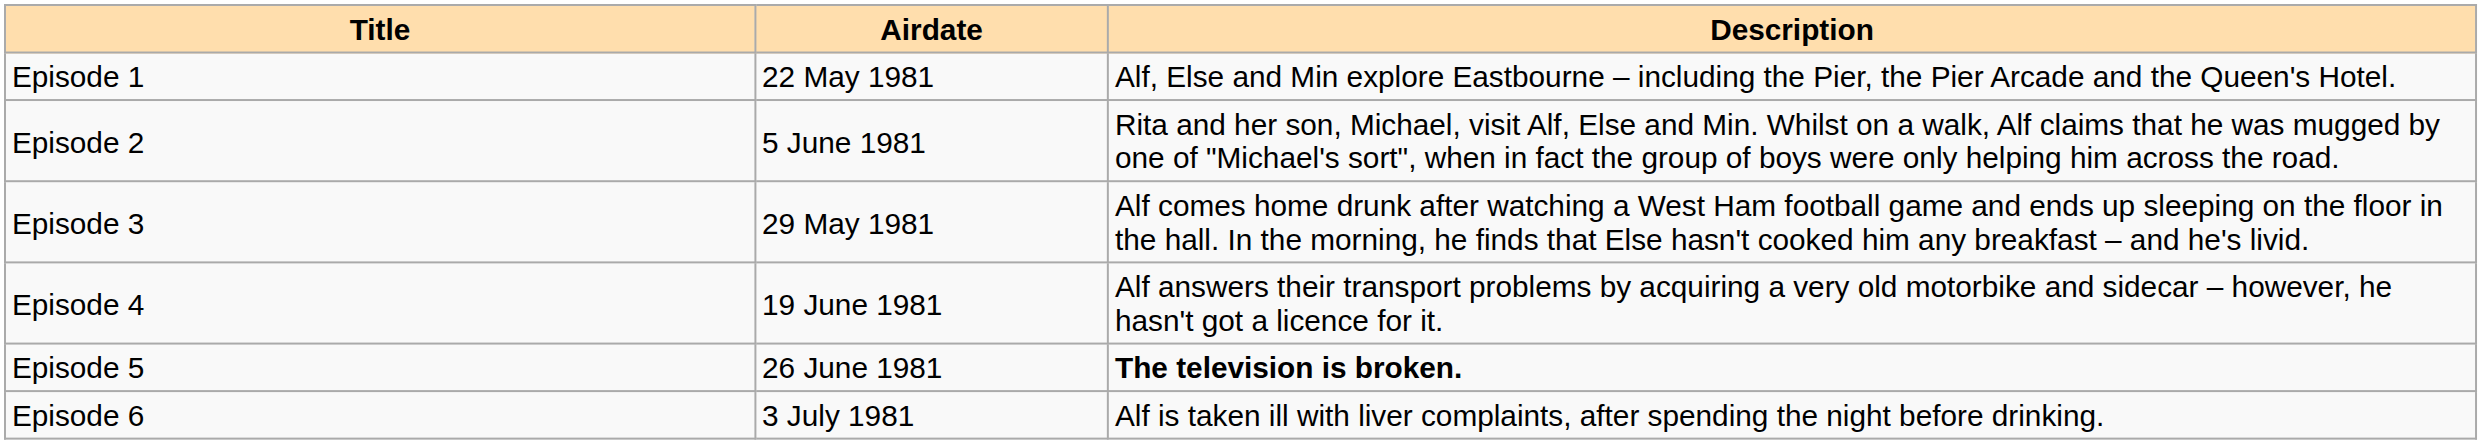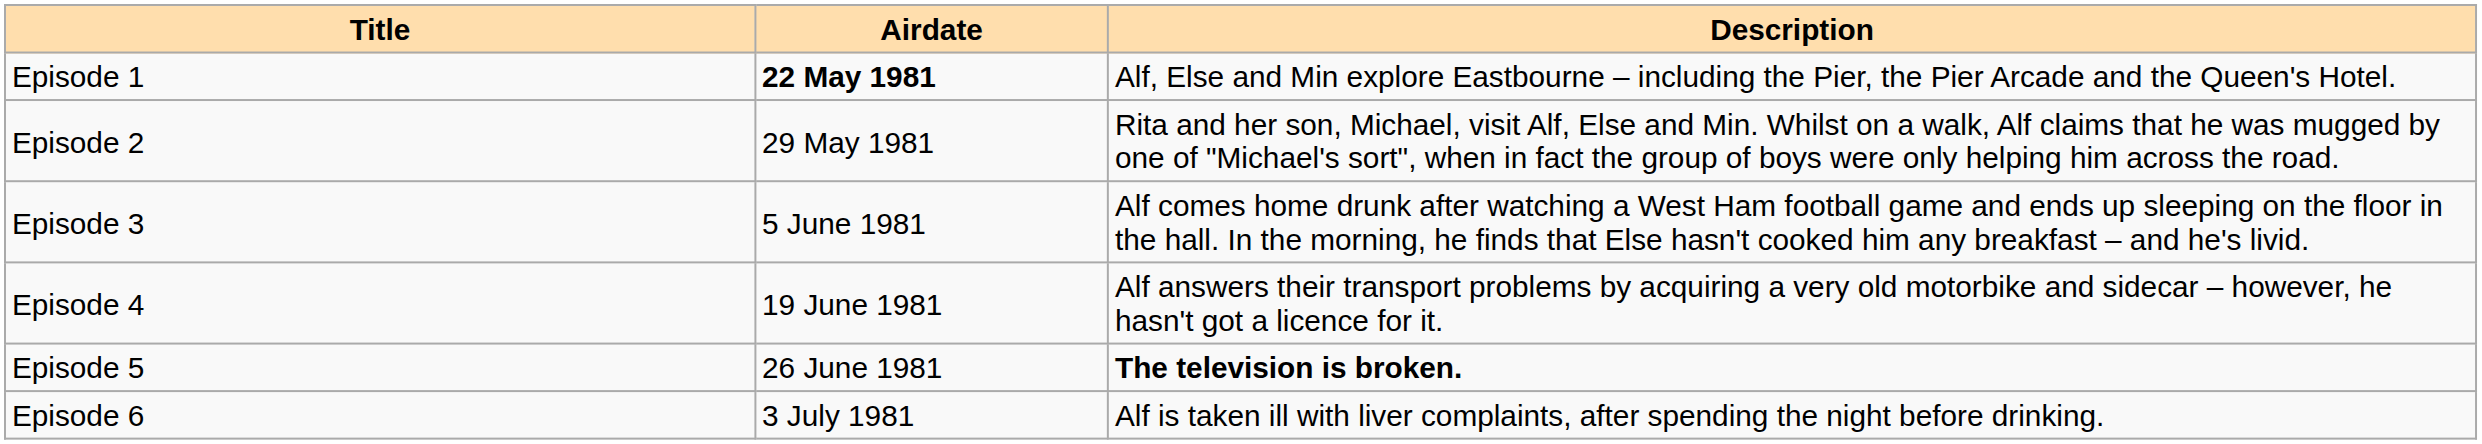(848, 76) normal -> (849, 76) bold
(844, 141) 5 June 1981 -> (848, 141) 29 May 1981
(848, 222) 29 May 1981 -> (844, 222) 5 June 1981
